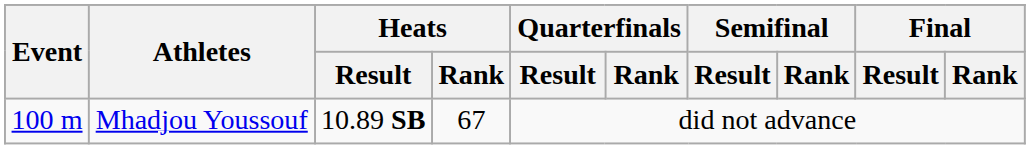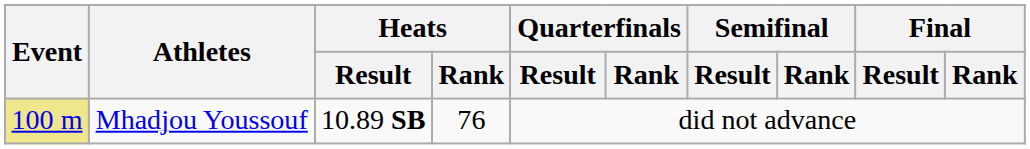(47, 120) no background -> (47, 120) khaki background
(471, 120) 67 -> (471, 120) 76
